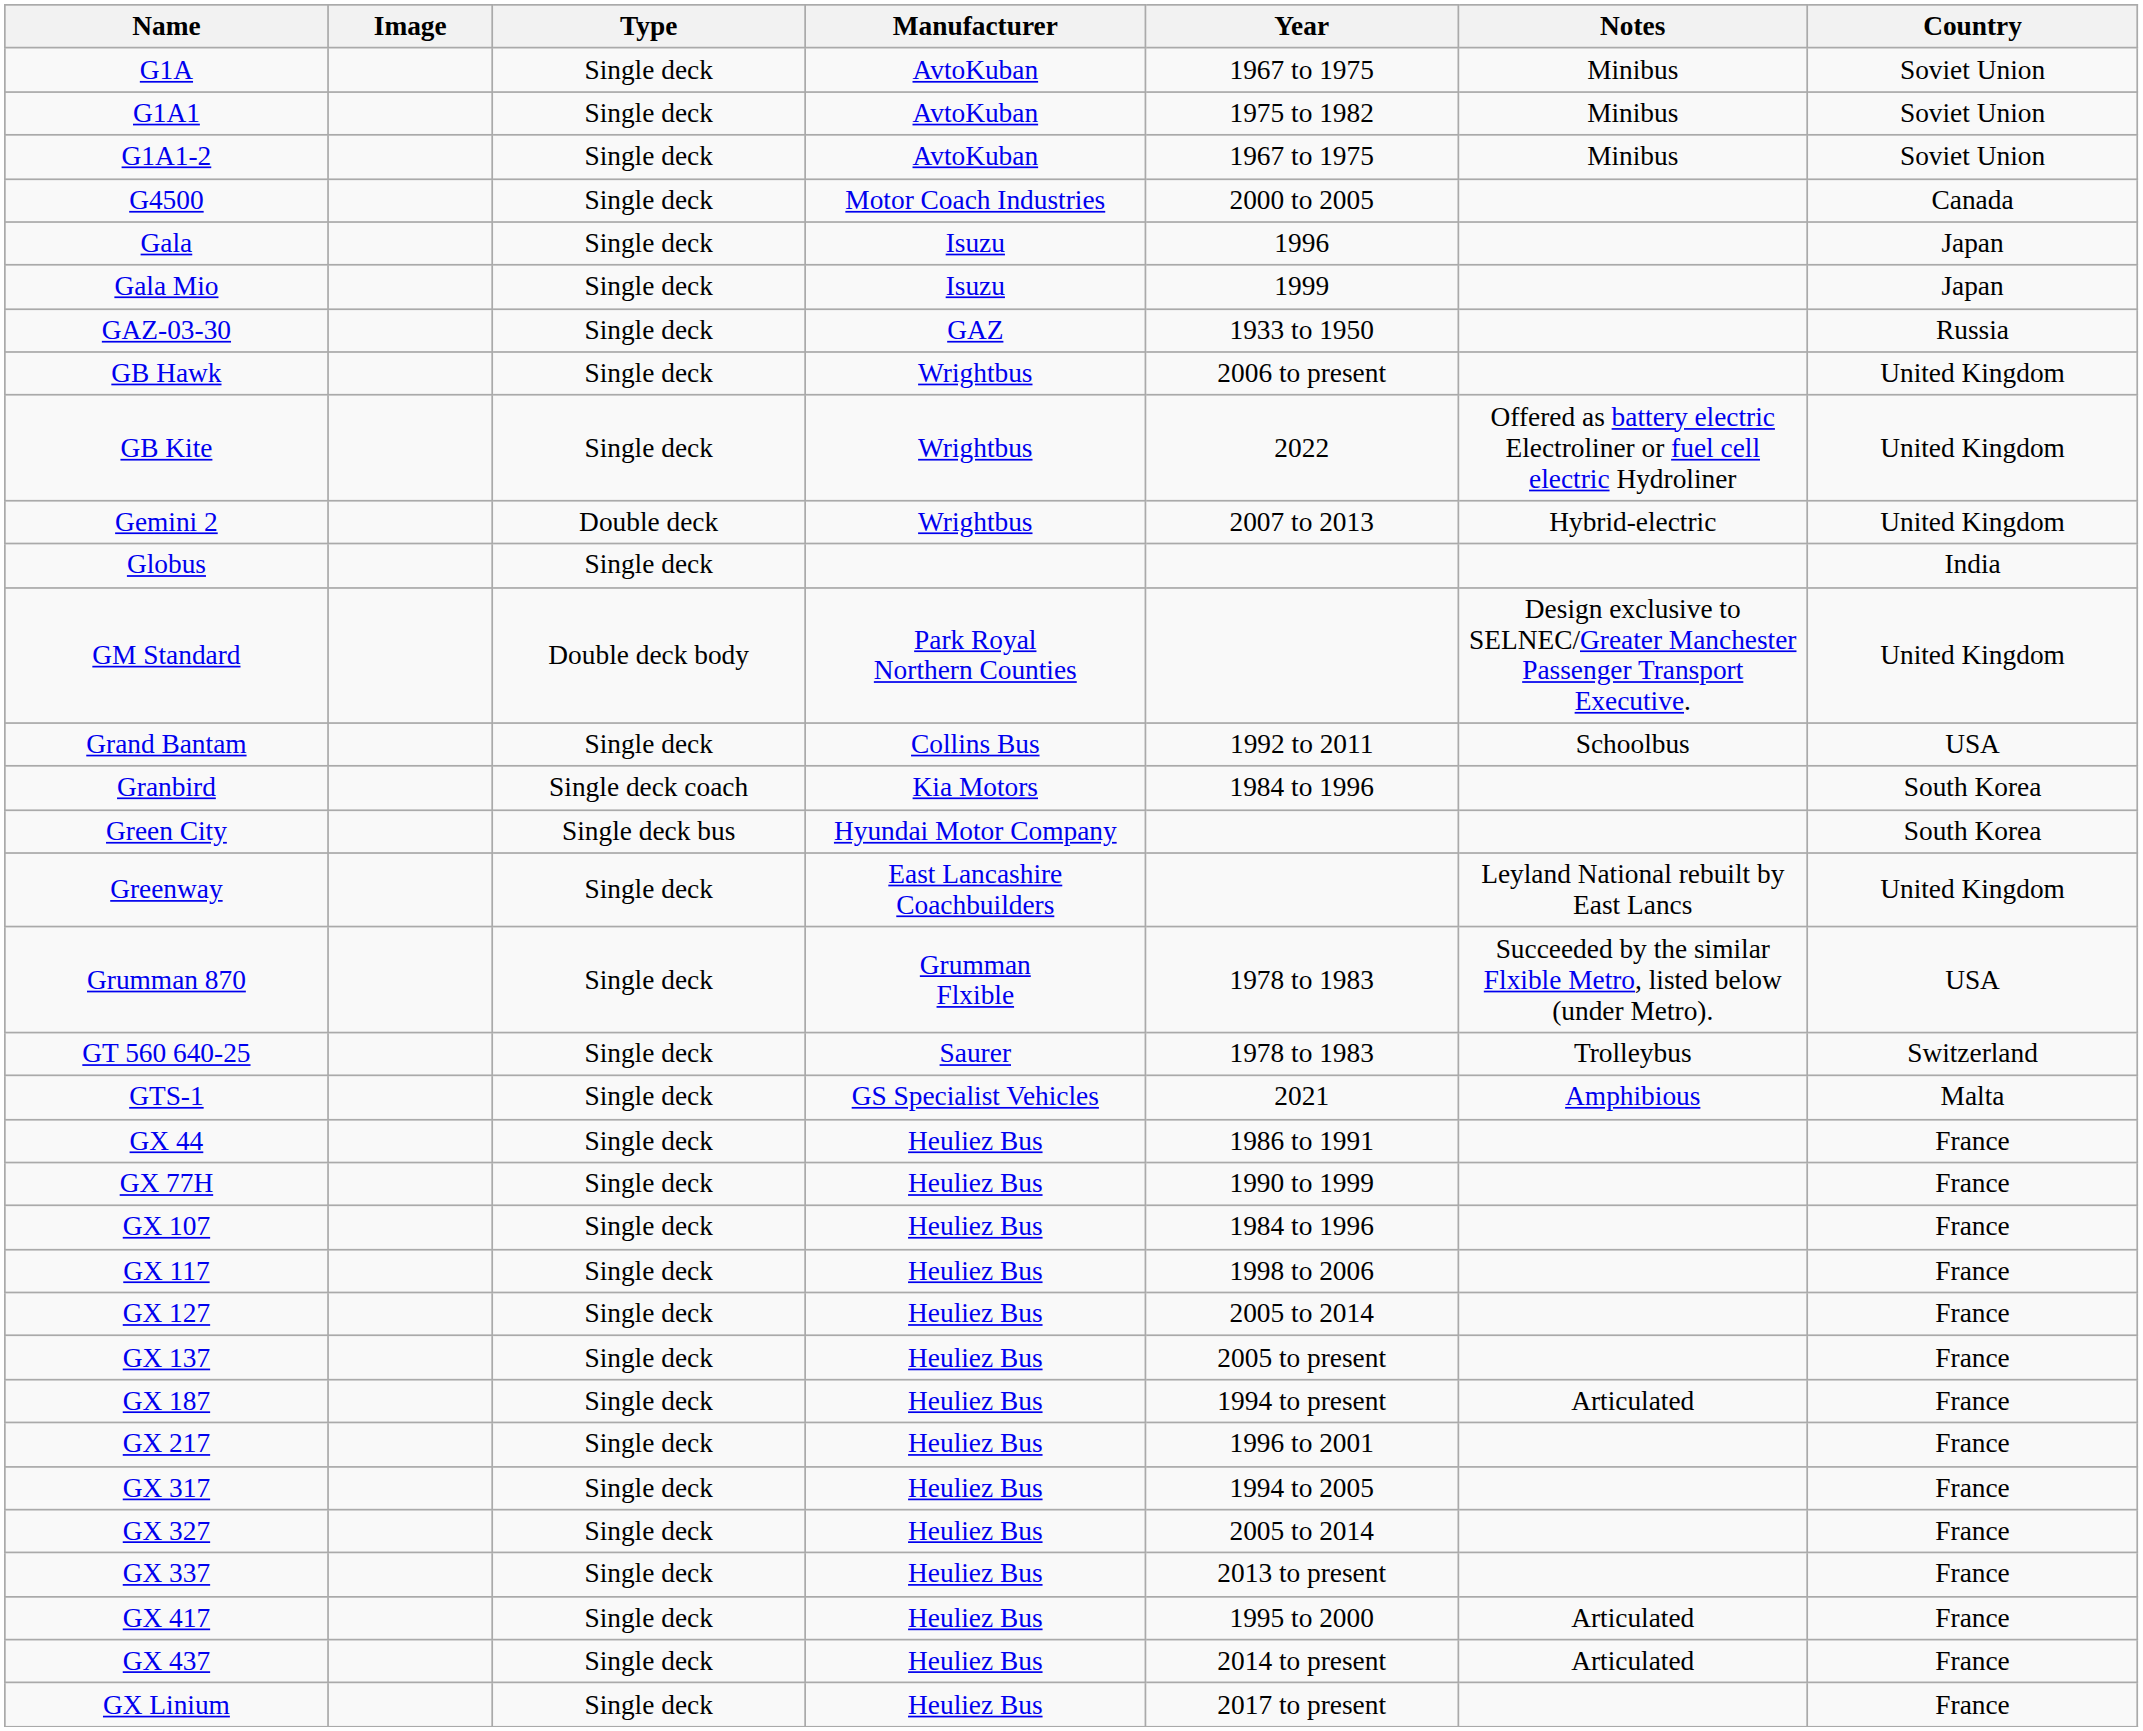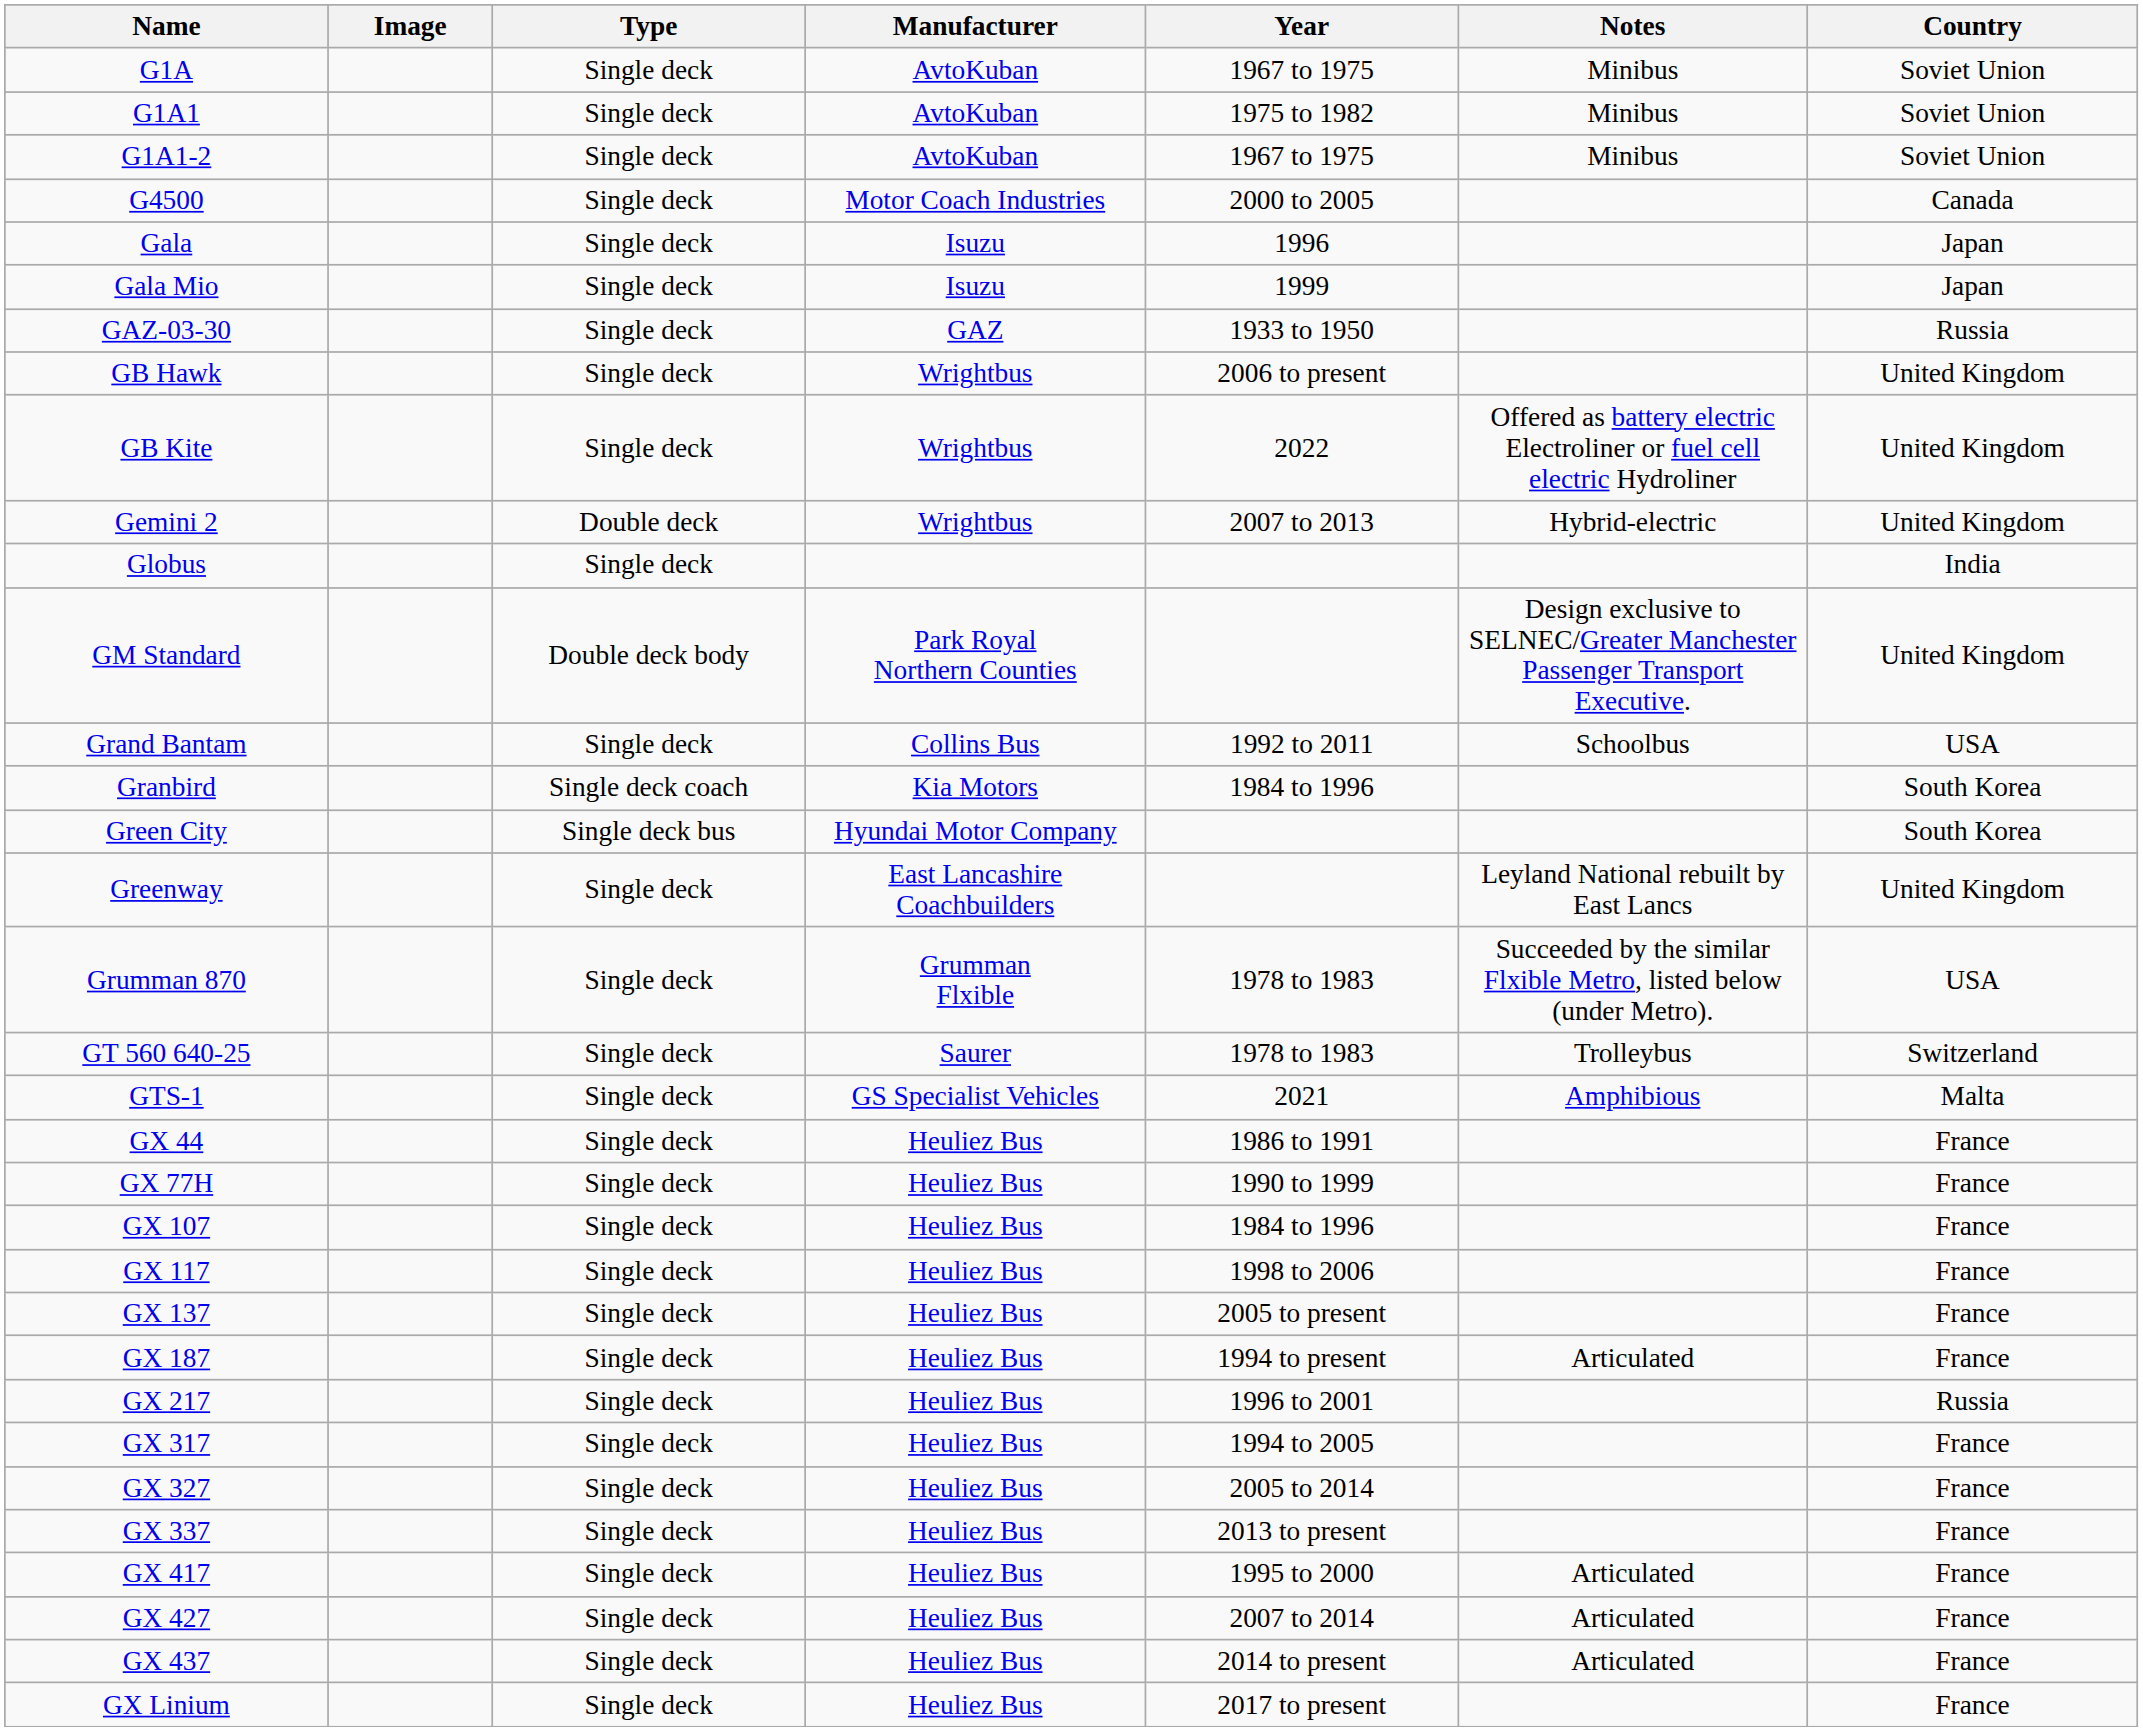- row: (166, 1313)
(1973, 1443) France -> (1973, 1400) Russia
+ row: (166, 1617)
